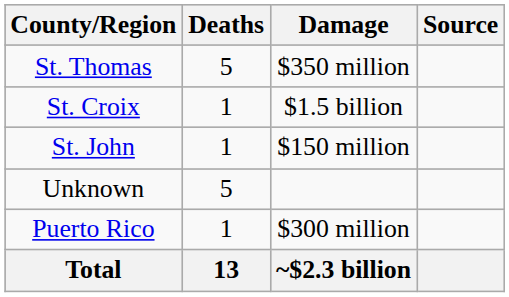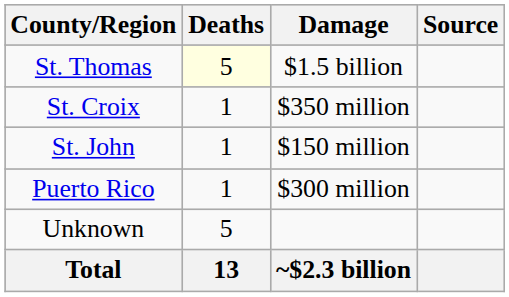(226, 65) no background -> (226, 65) lightyellow background
(343, 65) $350 million -> (344, 65) $1.5 billion
(344, 106) $1.5 billion -> (343, 106) $350 million
rows swapped: (93, 229) <-> (93, 188)
